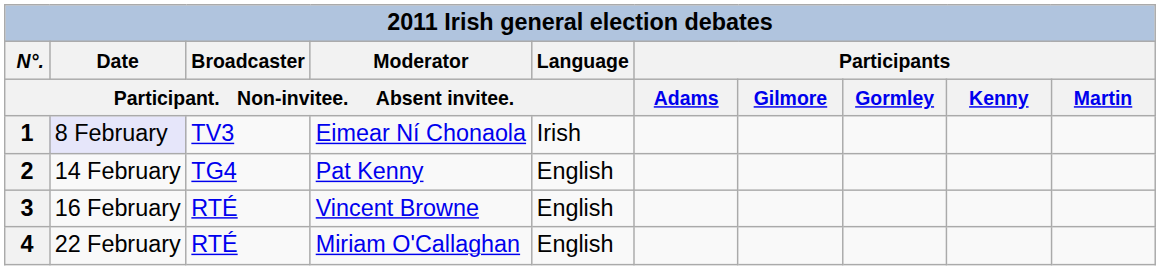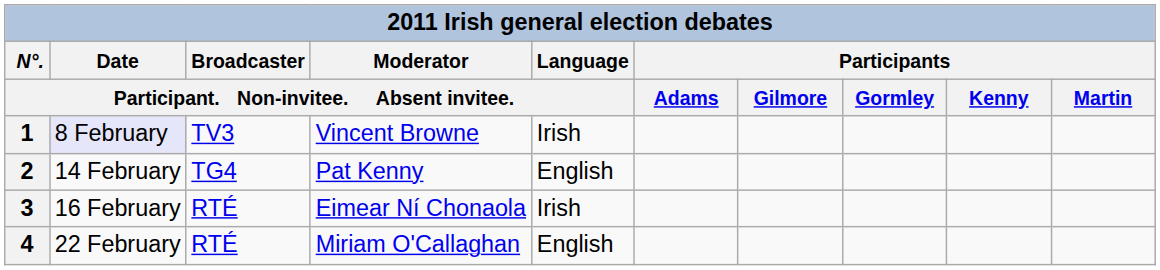(421, 134) Eimear Ní Chonaola -> (397, 134) Vincent Browne
(397, 208) Vincent Browne -> (421, 208) Eimear Ní Chonaola
(575, 208) English -> (559, 208) Irish
